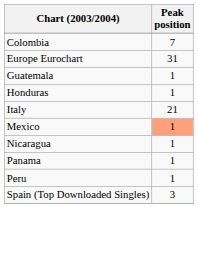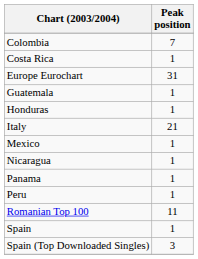+ row: (30, 59)
(172, 127) lightsalmon background -> (172, 144) no background
+ row: (48, 212)
+ row: (19, 229)
